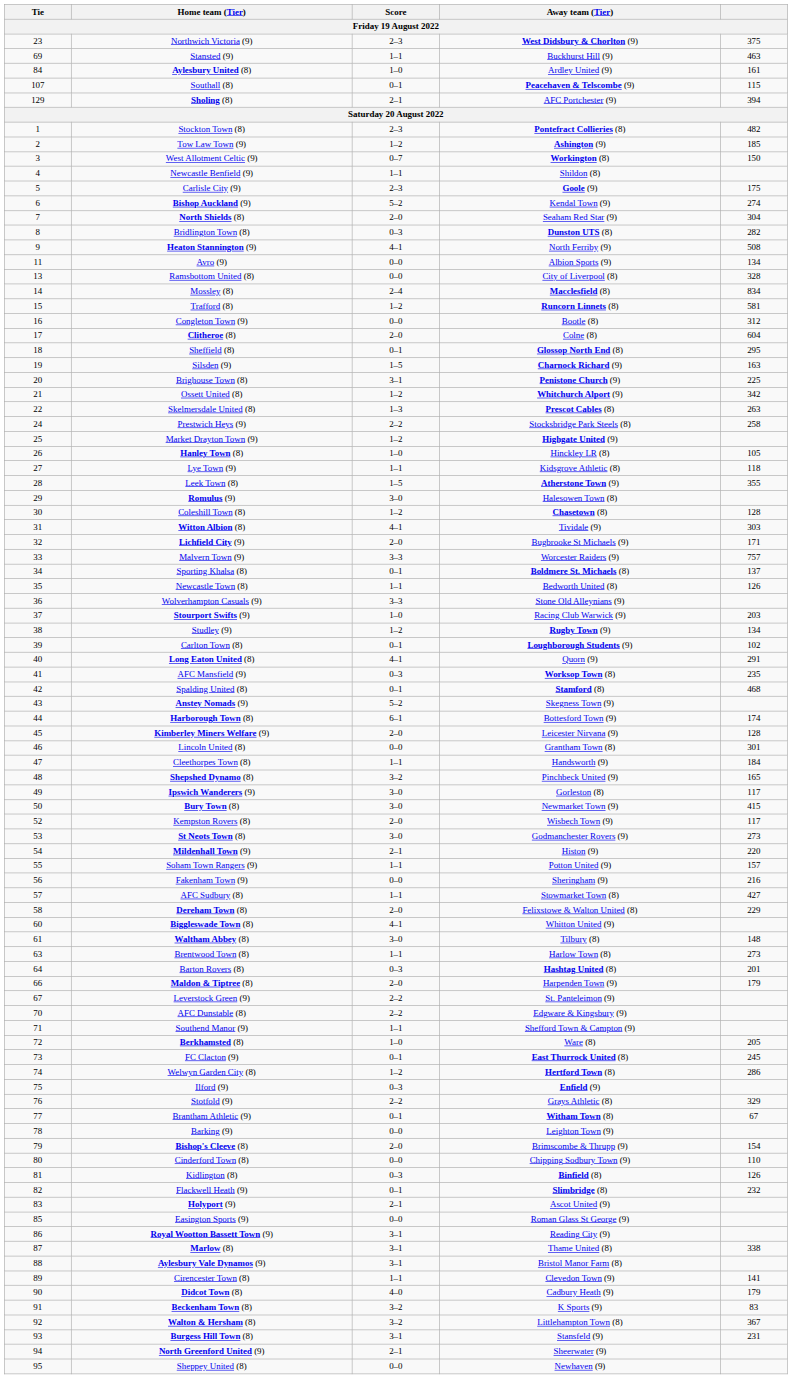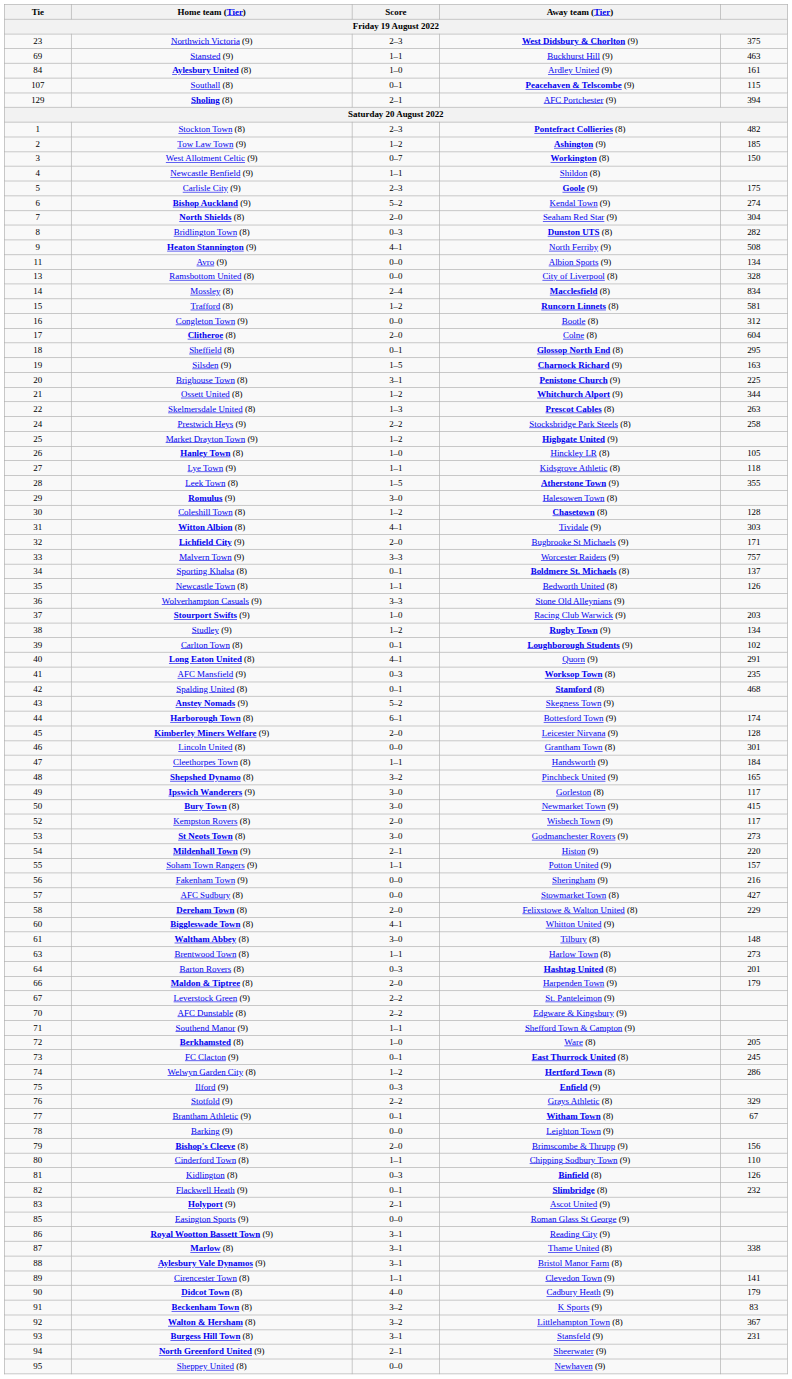(754, 395) 342 -> (754, 395) 344
(396, 895) 1–1 -> (396, 895) 0–0
(754, 1146) 154 -> (754, 1146) 156
(396, 1160) 0–0 -> (396, 1160) 1–1
